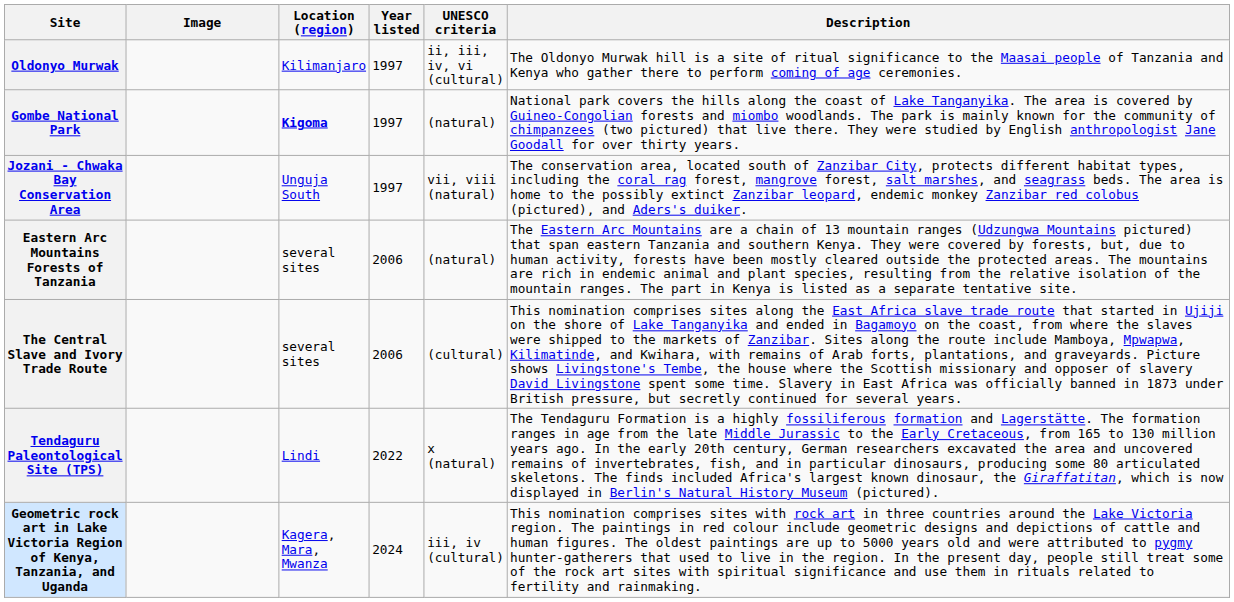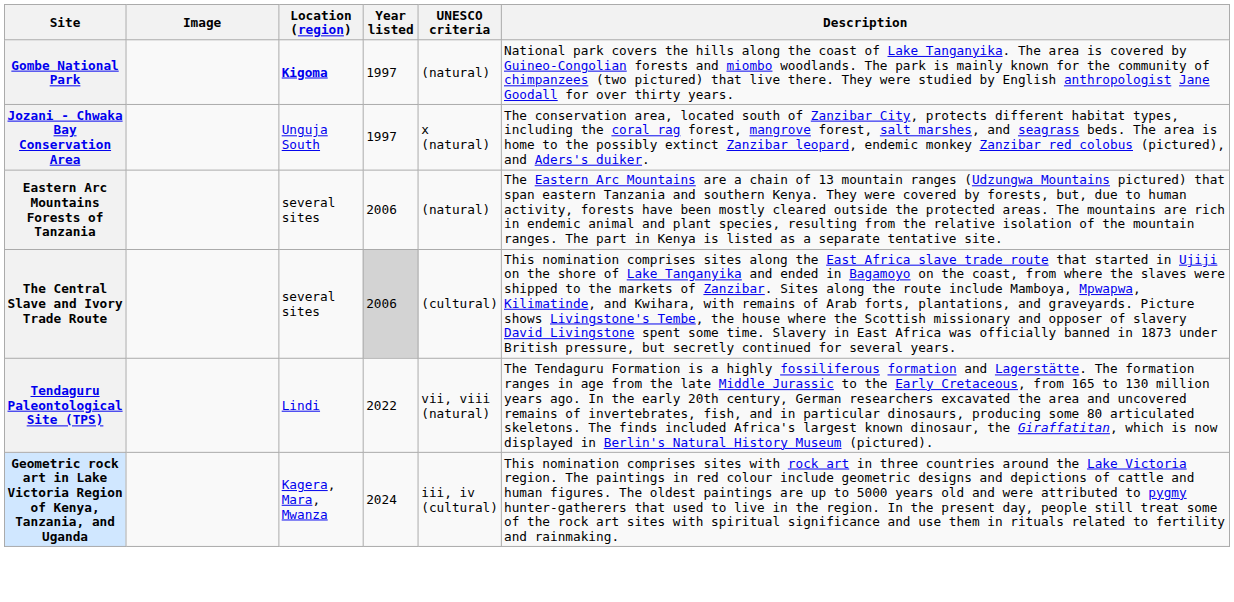- row: (65, 65)
(462, 187) vii, viii (natural) -> (456, 137) x (natural)
(387, 354) no background -> (381, 304) lightgrey background
(462, 456) x (natural) -> (456, 405) vii, viii (natural)
